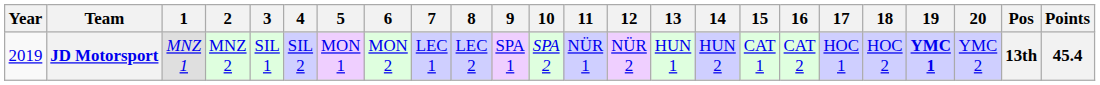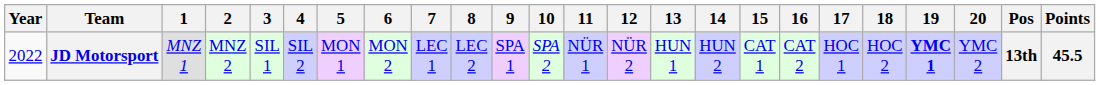(25, 55) 2019 -> (25, 55) 2022
(1068, 55) 45.4 -> (1068, 55) 45.5
